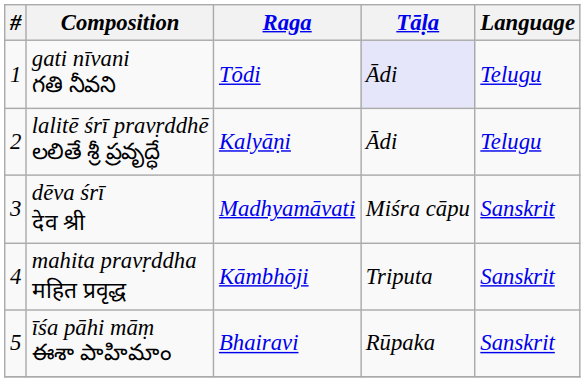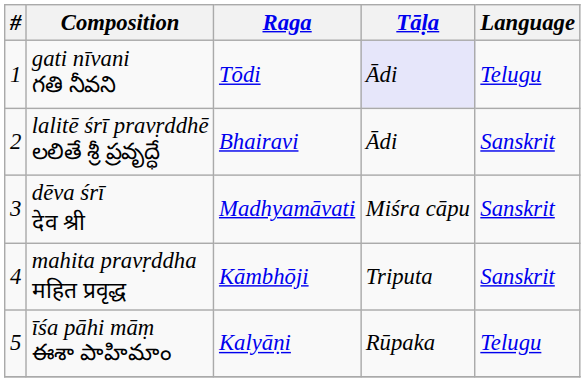(255, 141) Kalyāṇi -> (259, 141) Bhairavi
(511, 141) Telugu -> (518, 141) Sanskrit
(259, 343) Bhairavi -> (255, 343) Kalyāṇi
(518, 343) Sanskrit -> (511, 343) Telugu
